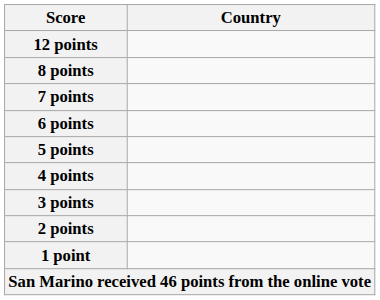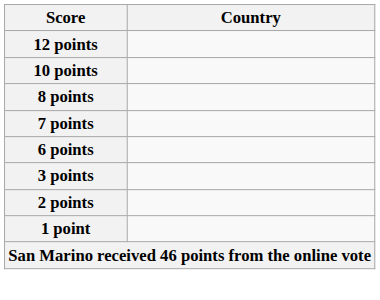+ row: (66, 70)
- row: (66, 149)
- row: (66, 176)
